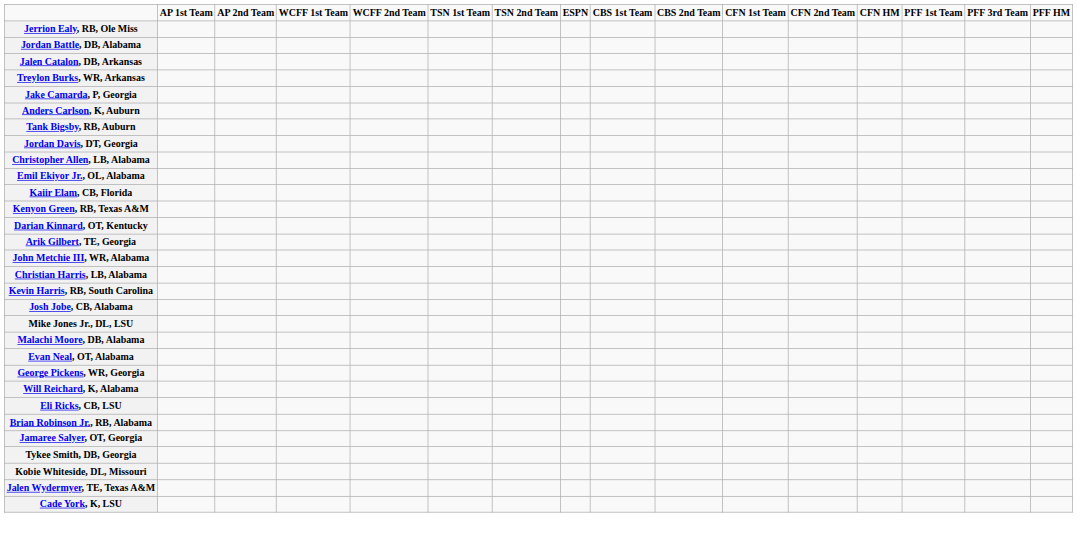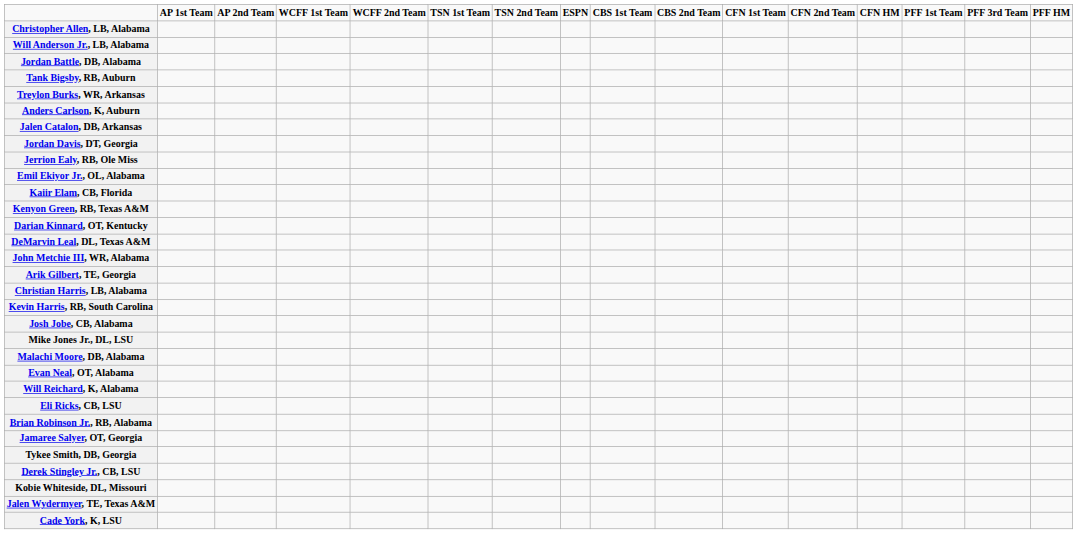rows swapped: (81, 160) <-> (81, 29)
+ row: (81, 45)
rows swapped: (81, 127) <-> (81, 62)
- row: (81, 95)
+ row: (81, 242)
rows swapped: (81, 258) <-> (81, 242)
- row: (81, 373)
+ row: (81, 471)
